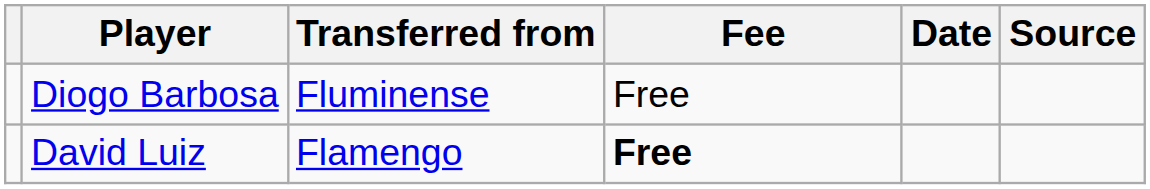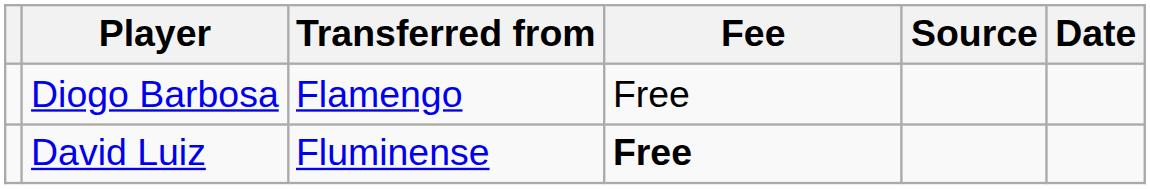columns swapped: (952, 34) <-> (1073, 34)
(393, 93) Fluminense -> (379, 93) Flamengo
(379, 152) Flamengo -> (393, 152) Fluminense
